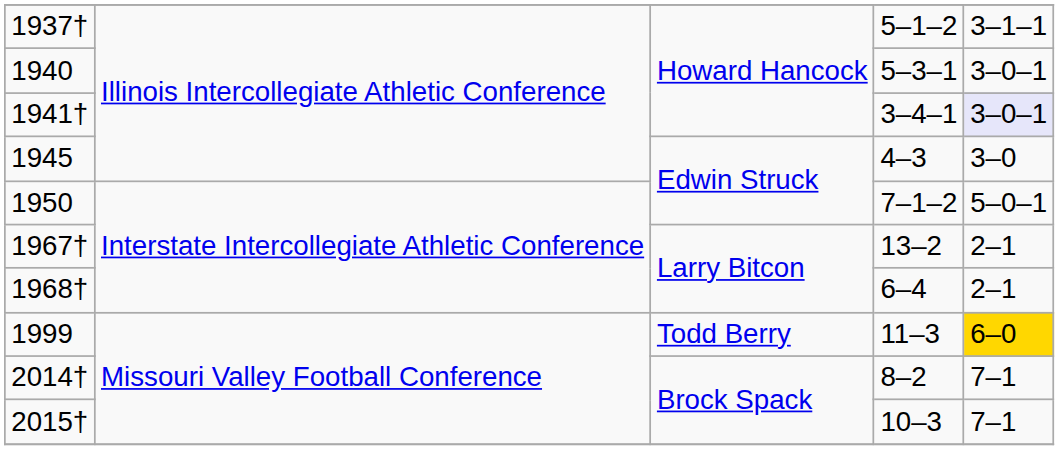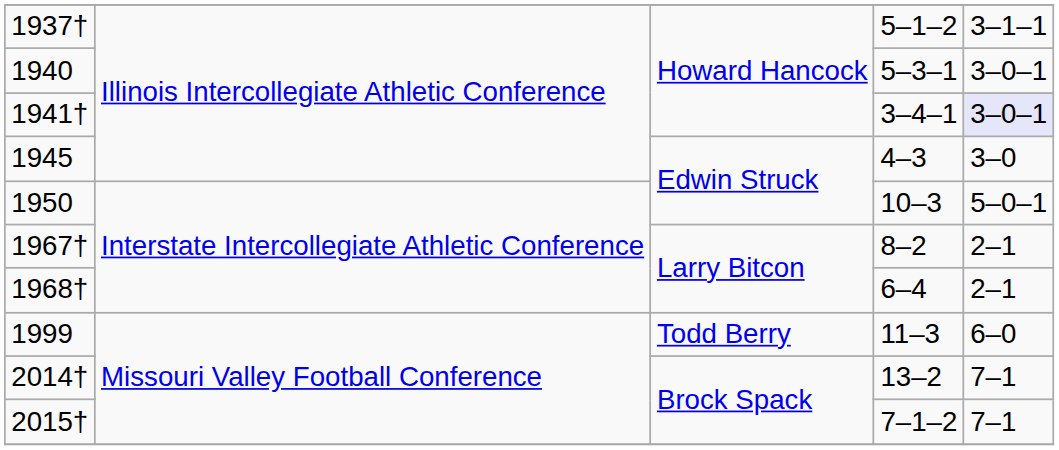(919, 202) 7–1–2 -> (911, 202) 10–3
(911, 245) 13–2 -> (904, 245) 8–2
(993, 333) gold background -> (993, 333) no background
(904, 377) 8–2 -> (911, 377) 13–2
(911, 421) 10–3 -> (919, 421) 7–1–2
